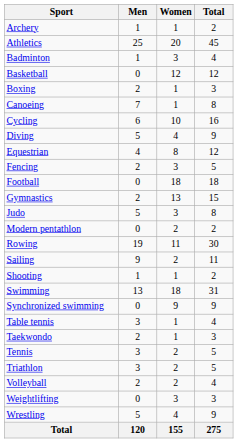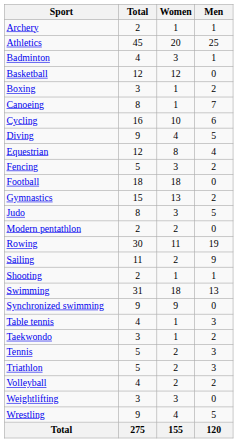columns swapped: (138, 12) <-> (214, 12)
